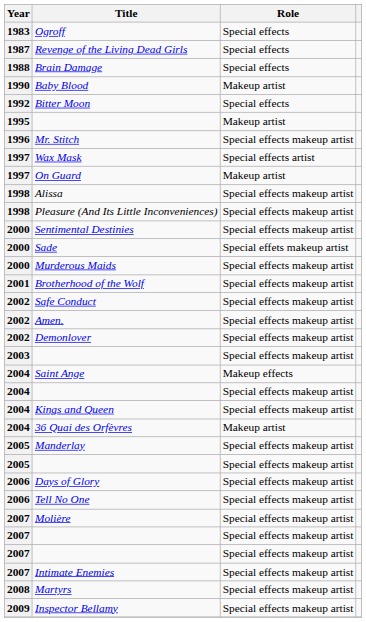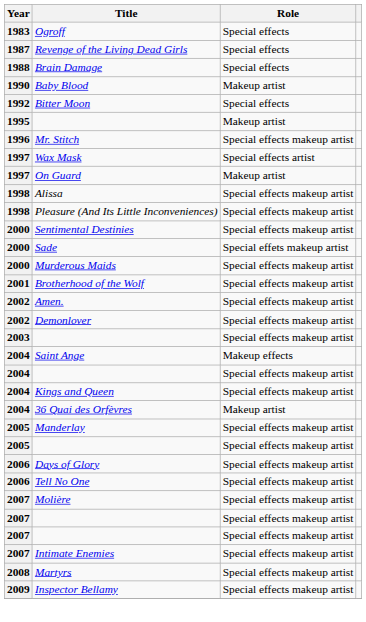- row: (18, 301)
